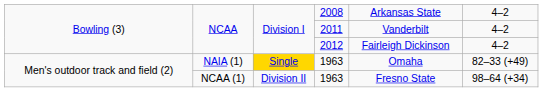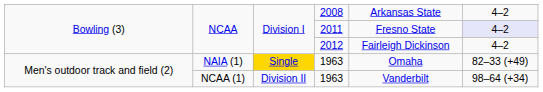(406, 29) Vanderbilt -> (406, 29) Fresno State
(500, 29) no background -> (500, 29) lavender background
(406, 78) Fresno State -> (406, 78) Vanderbilt
